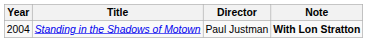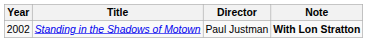(18, 29) 2004 -> (18, 29) 2002
